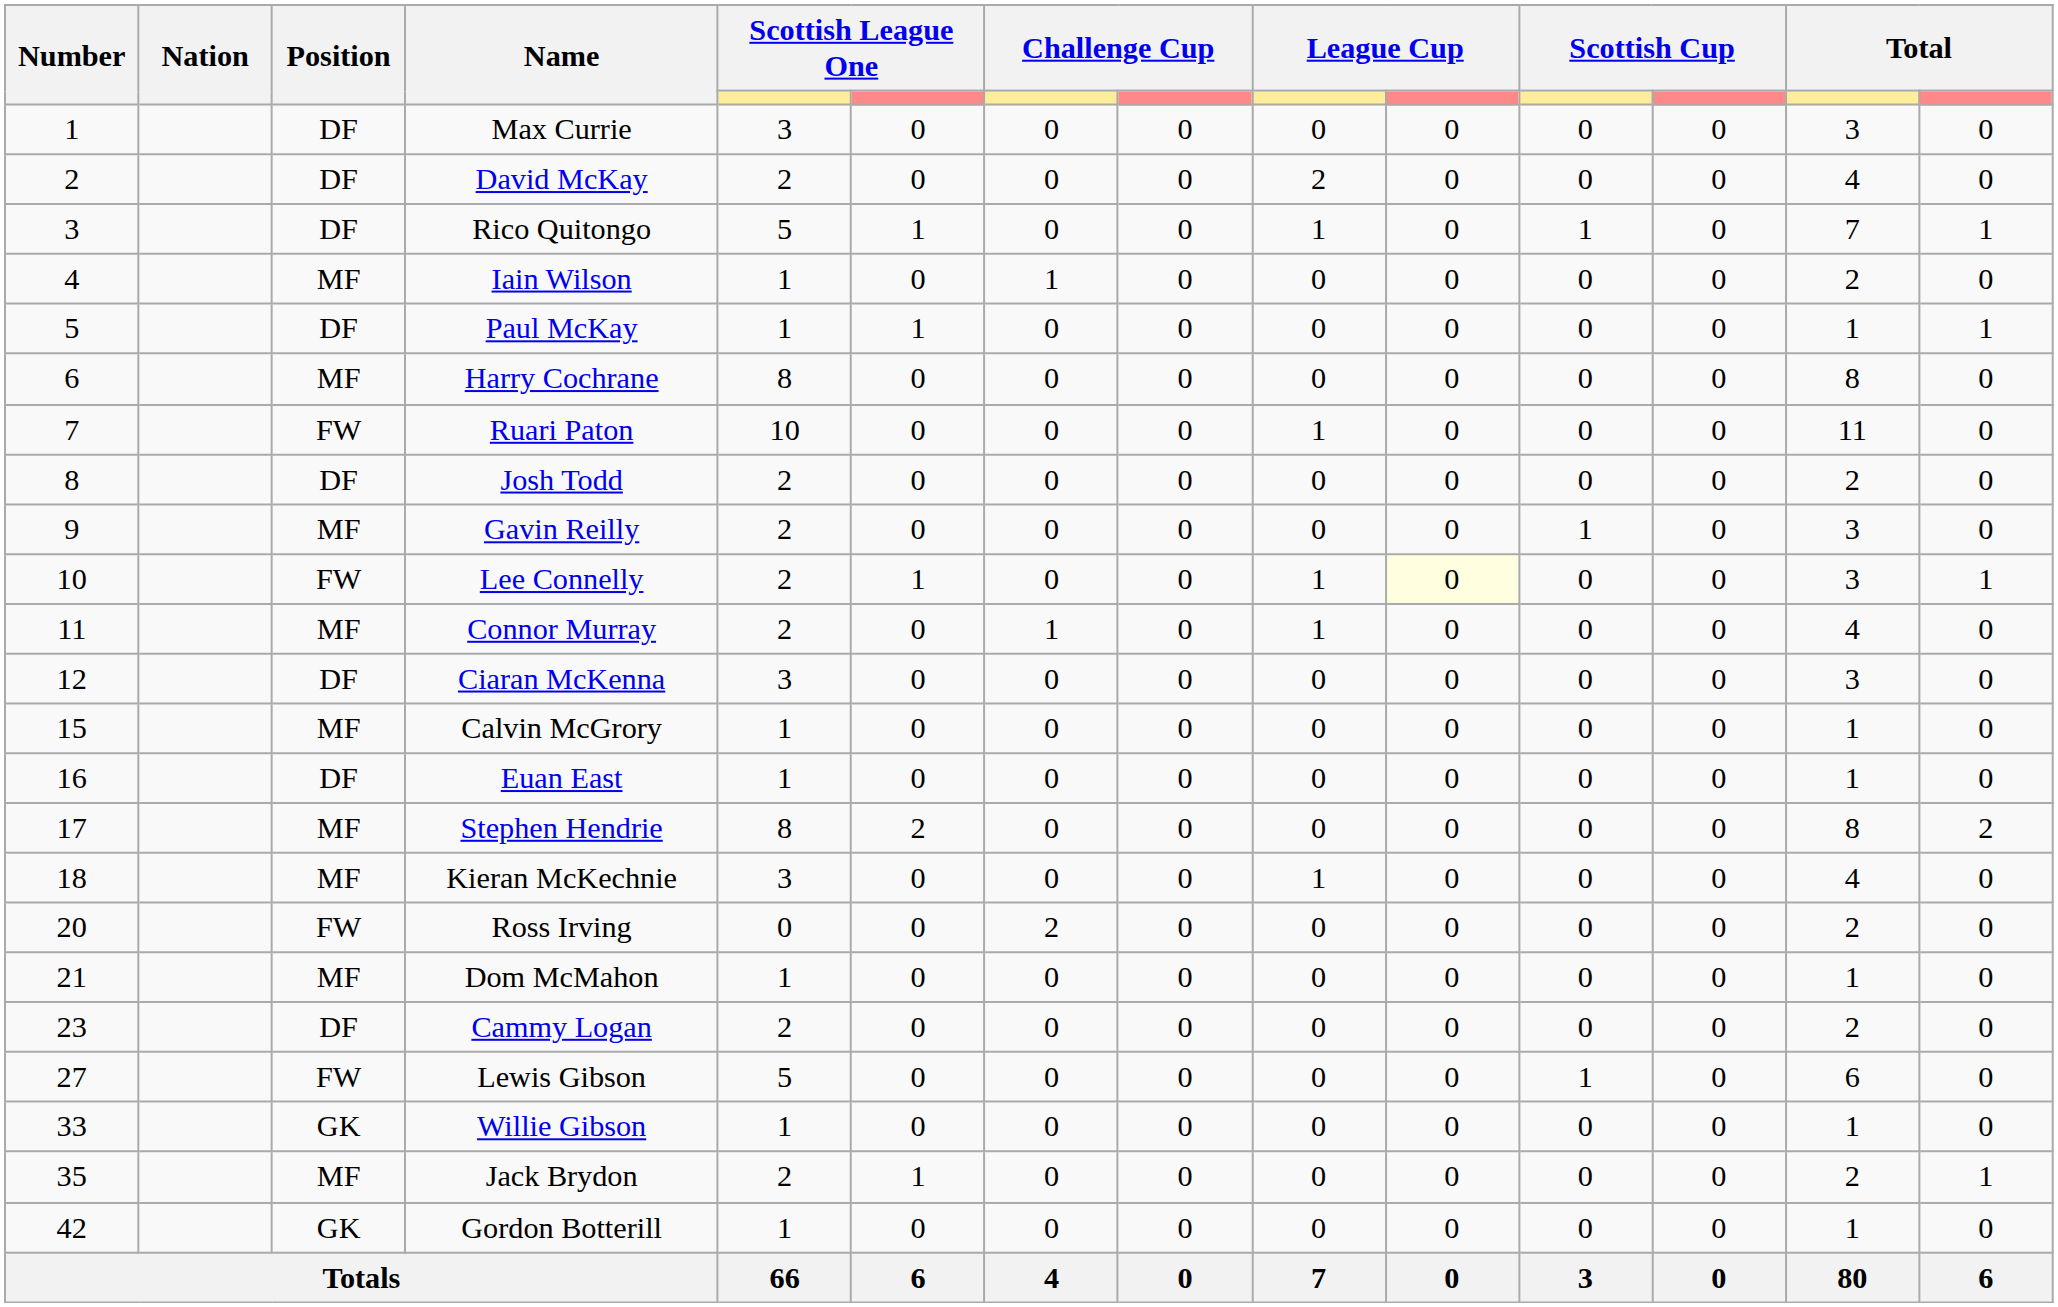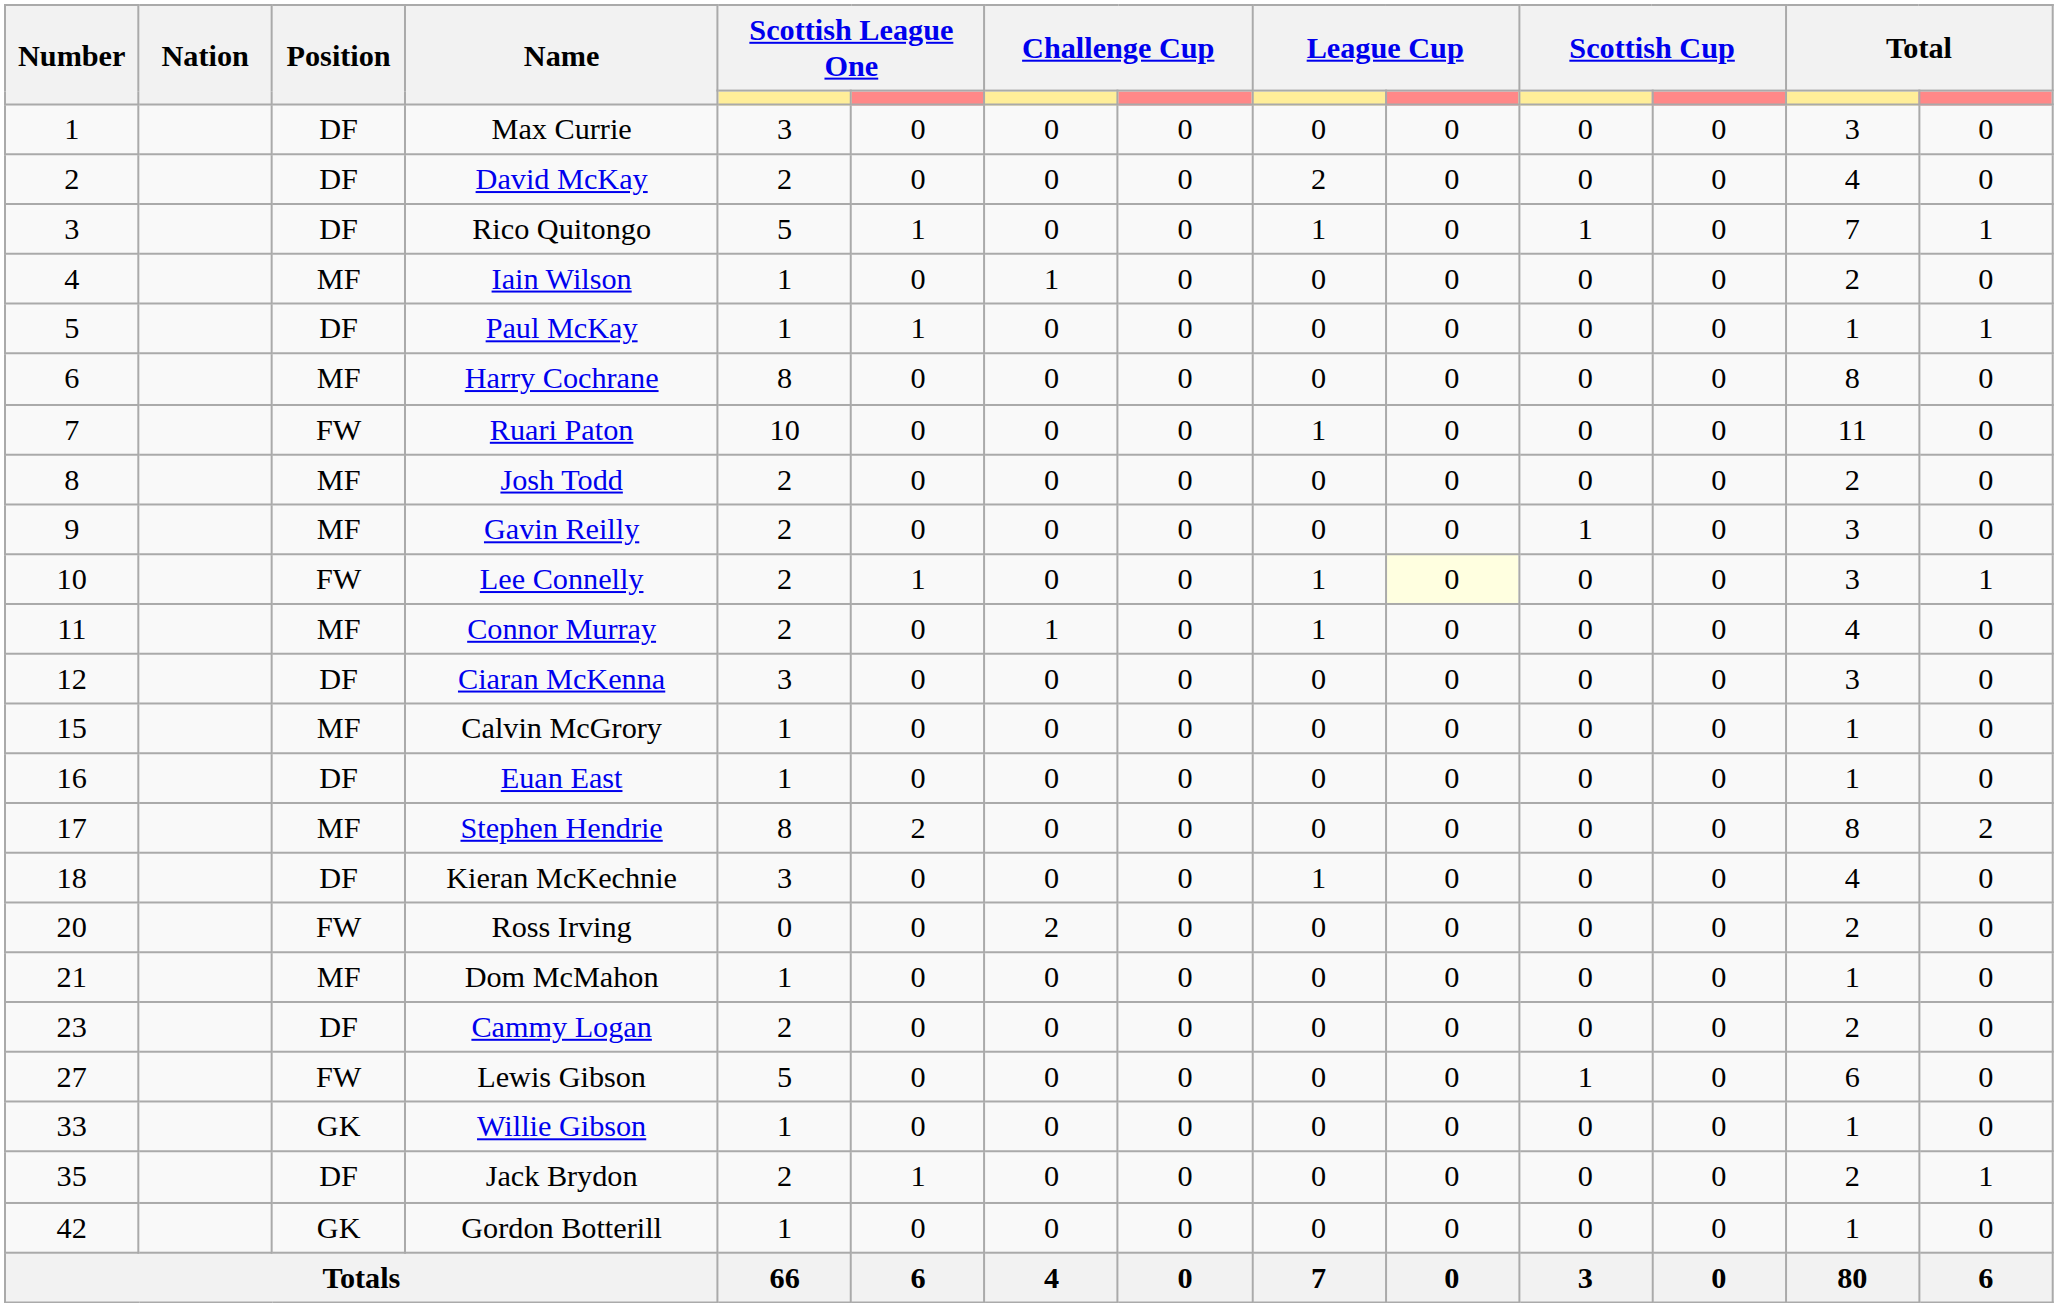(339, 478) DF -> (339, 478) MF
(339, 877) MF -> (339, 877) DF
(339, 1176) MF -> (339, 1176) DF
